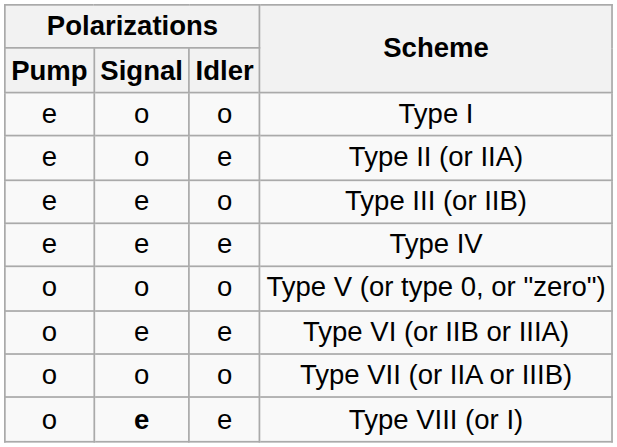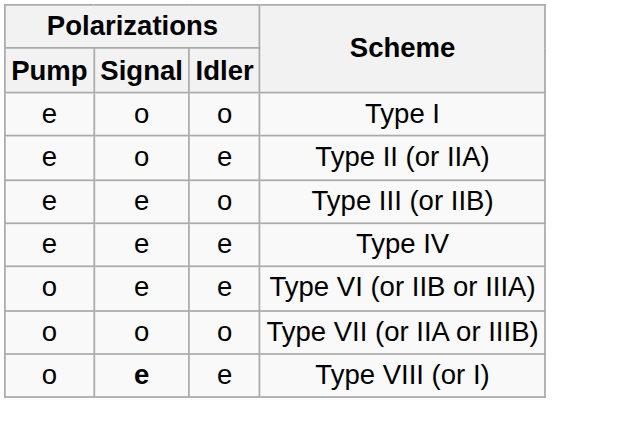- row: (436, 288)
